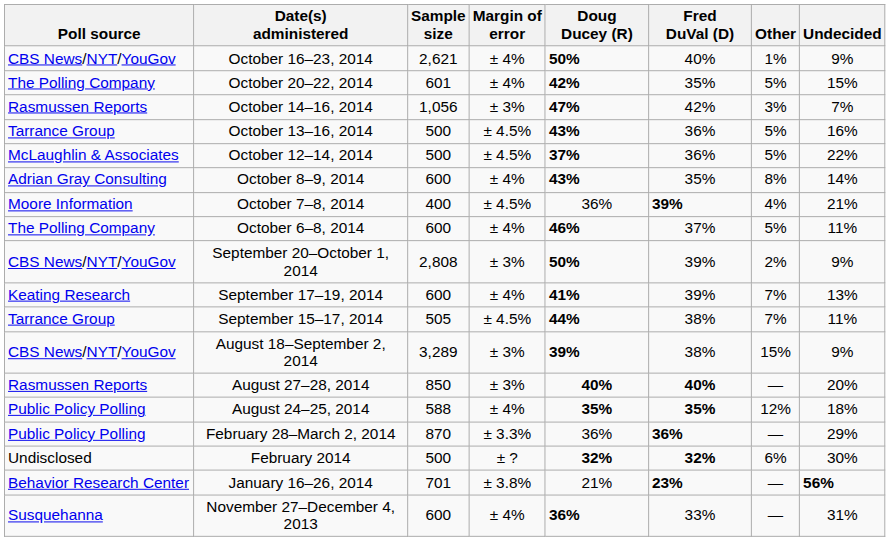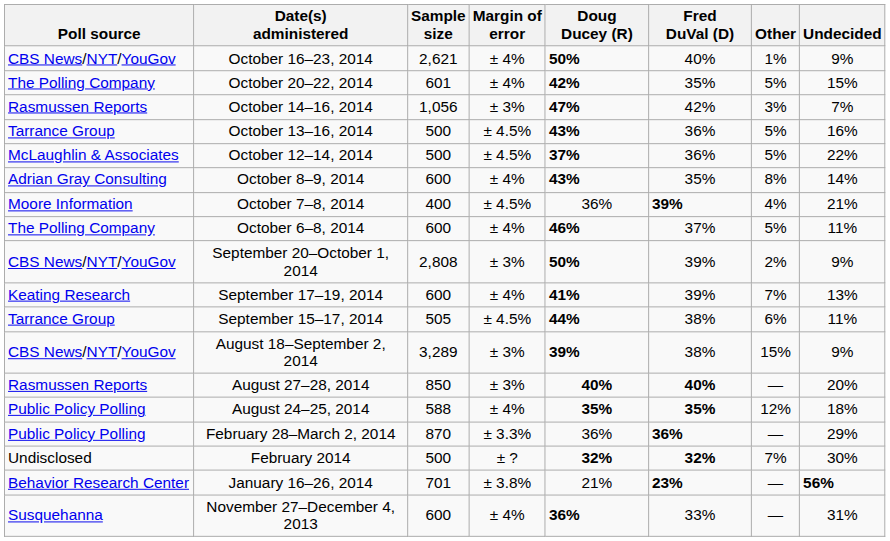(776, 319) 7% -> (776, 319) 6%
(776, 458) 6% -> (776, 458) 7%
